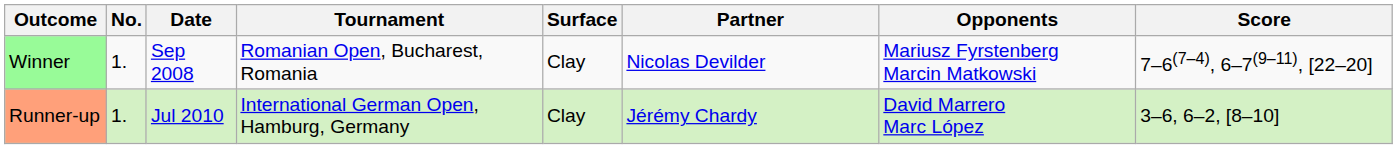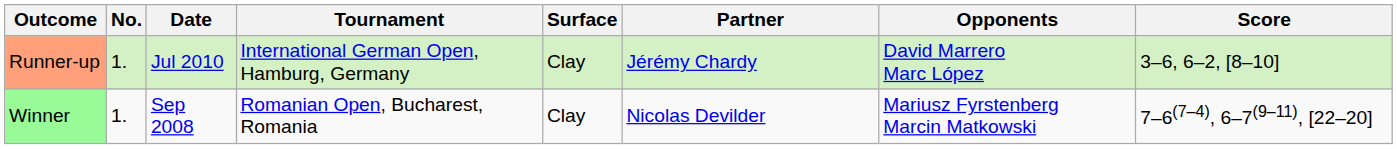rows swapped: (40, 62) <-> (55, 115)
